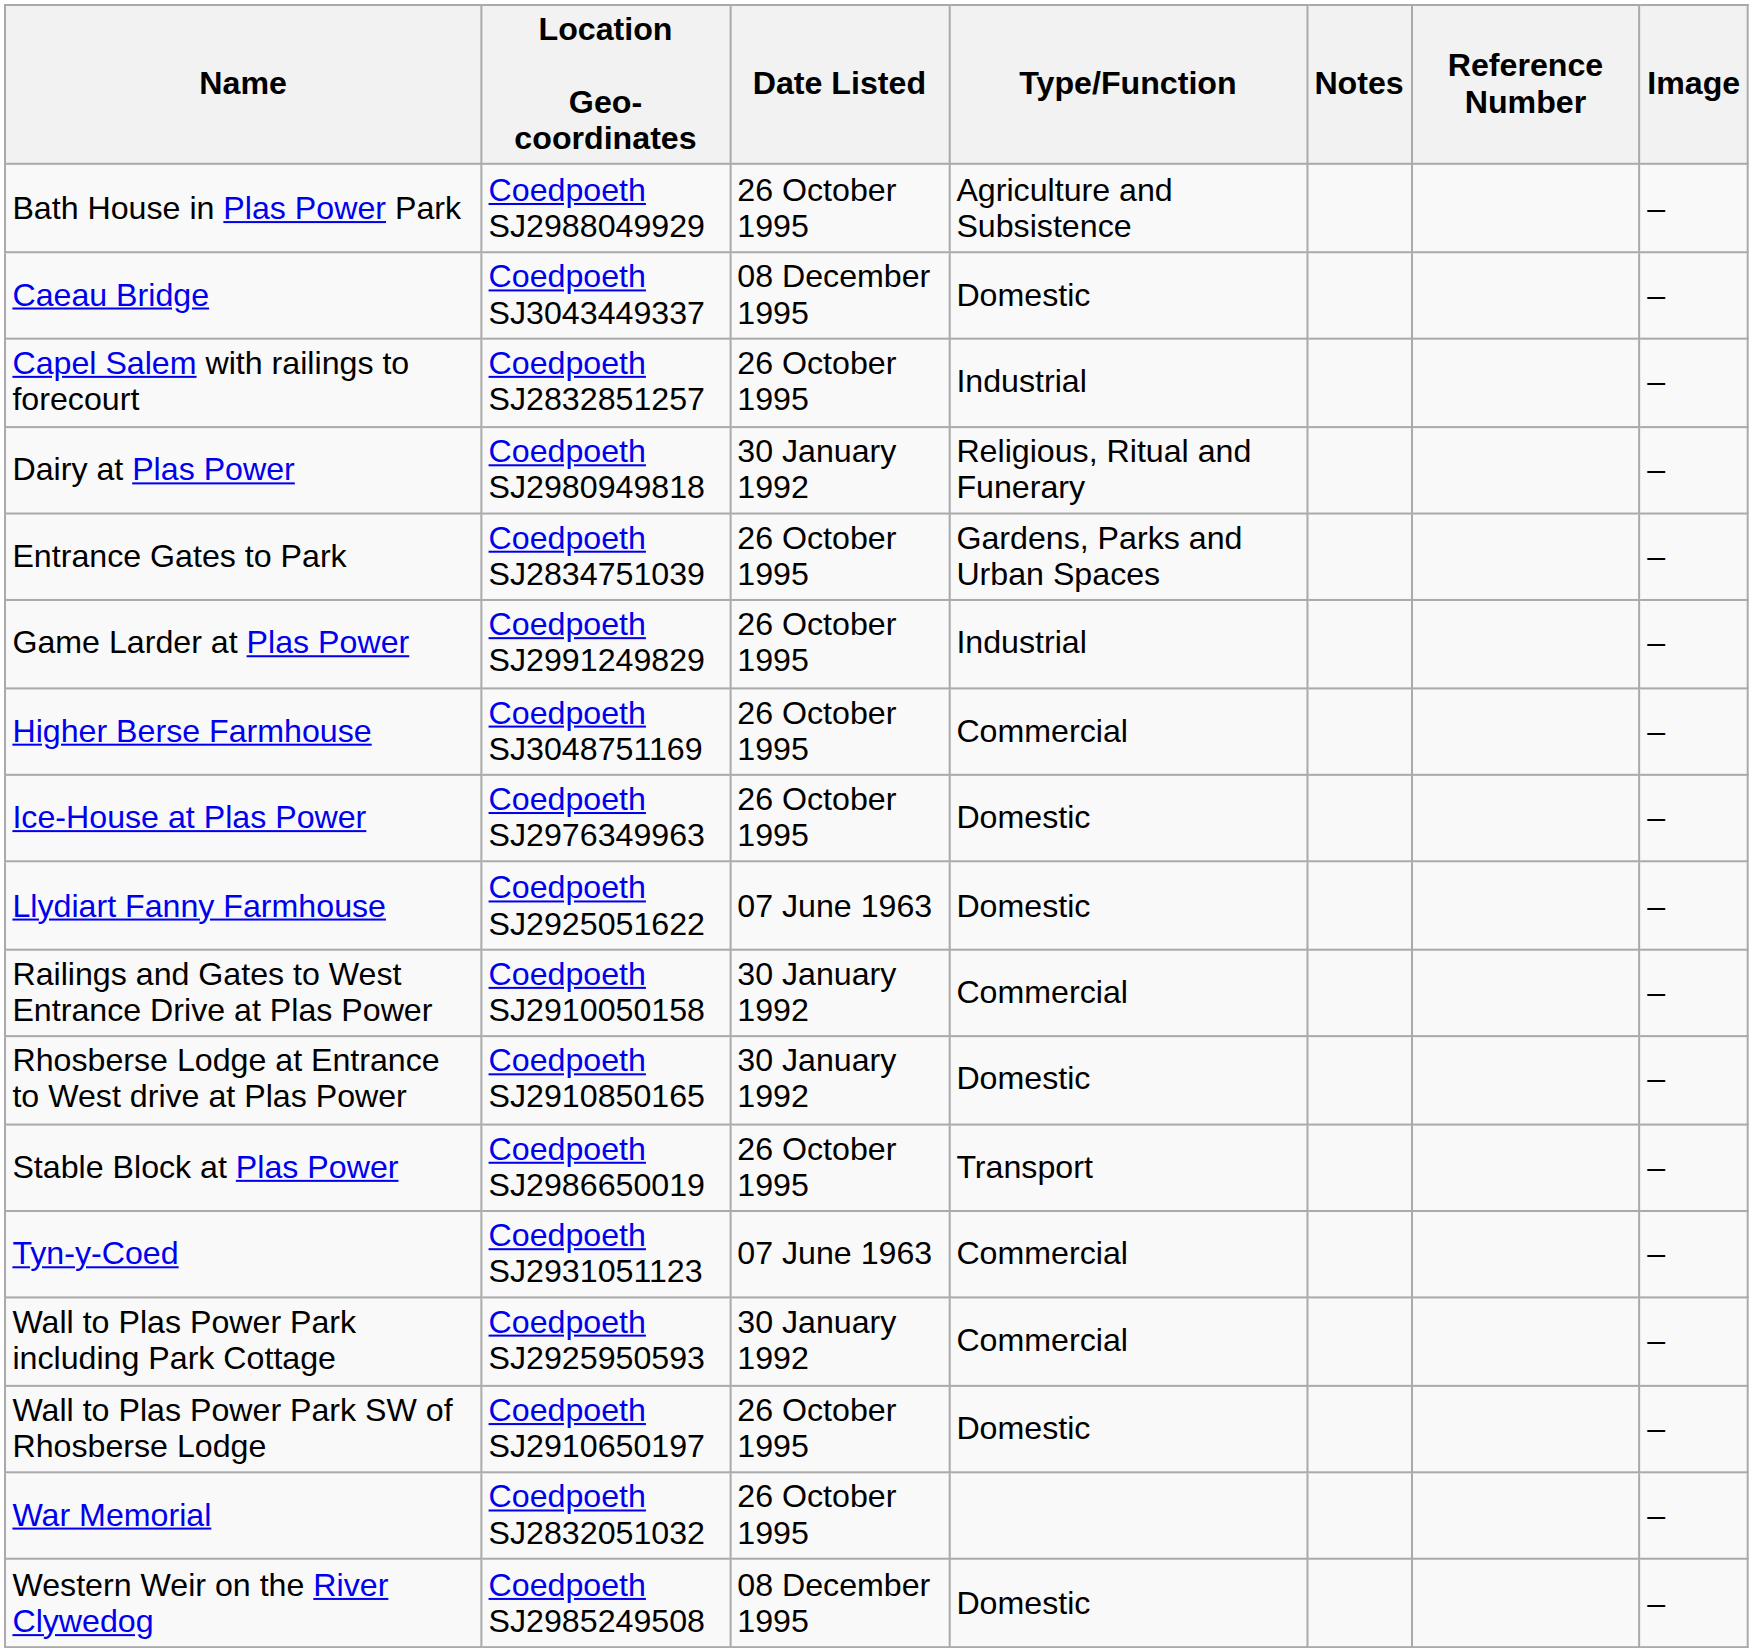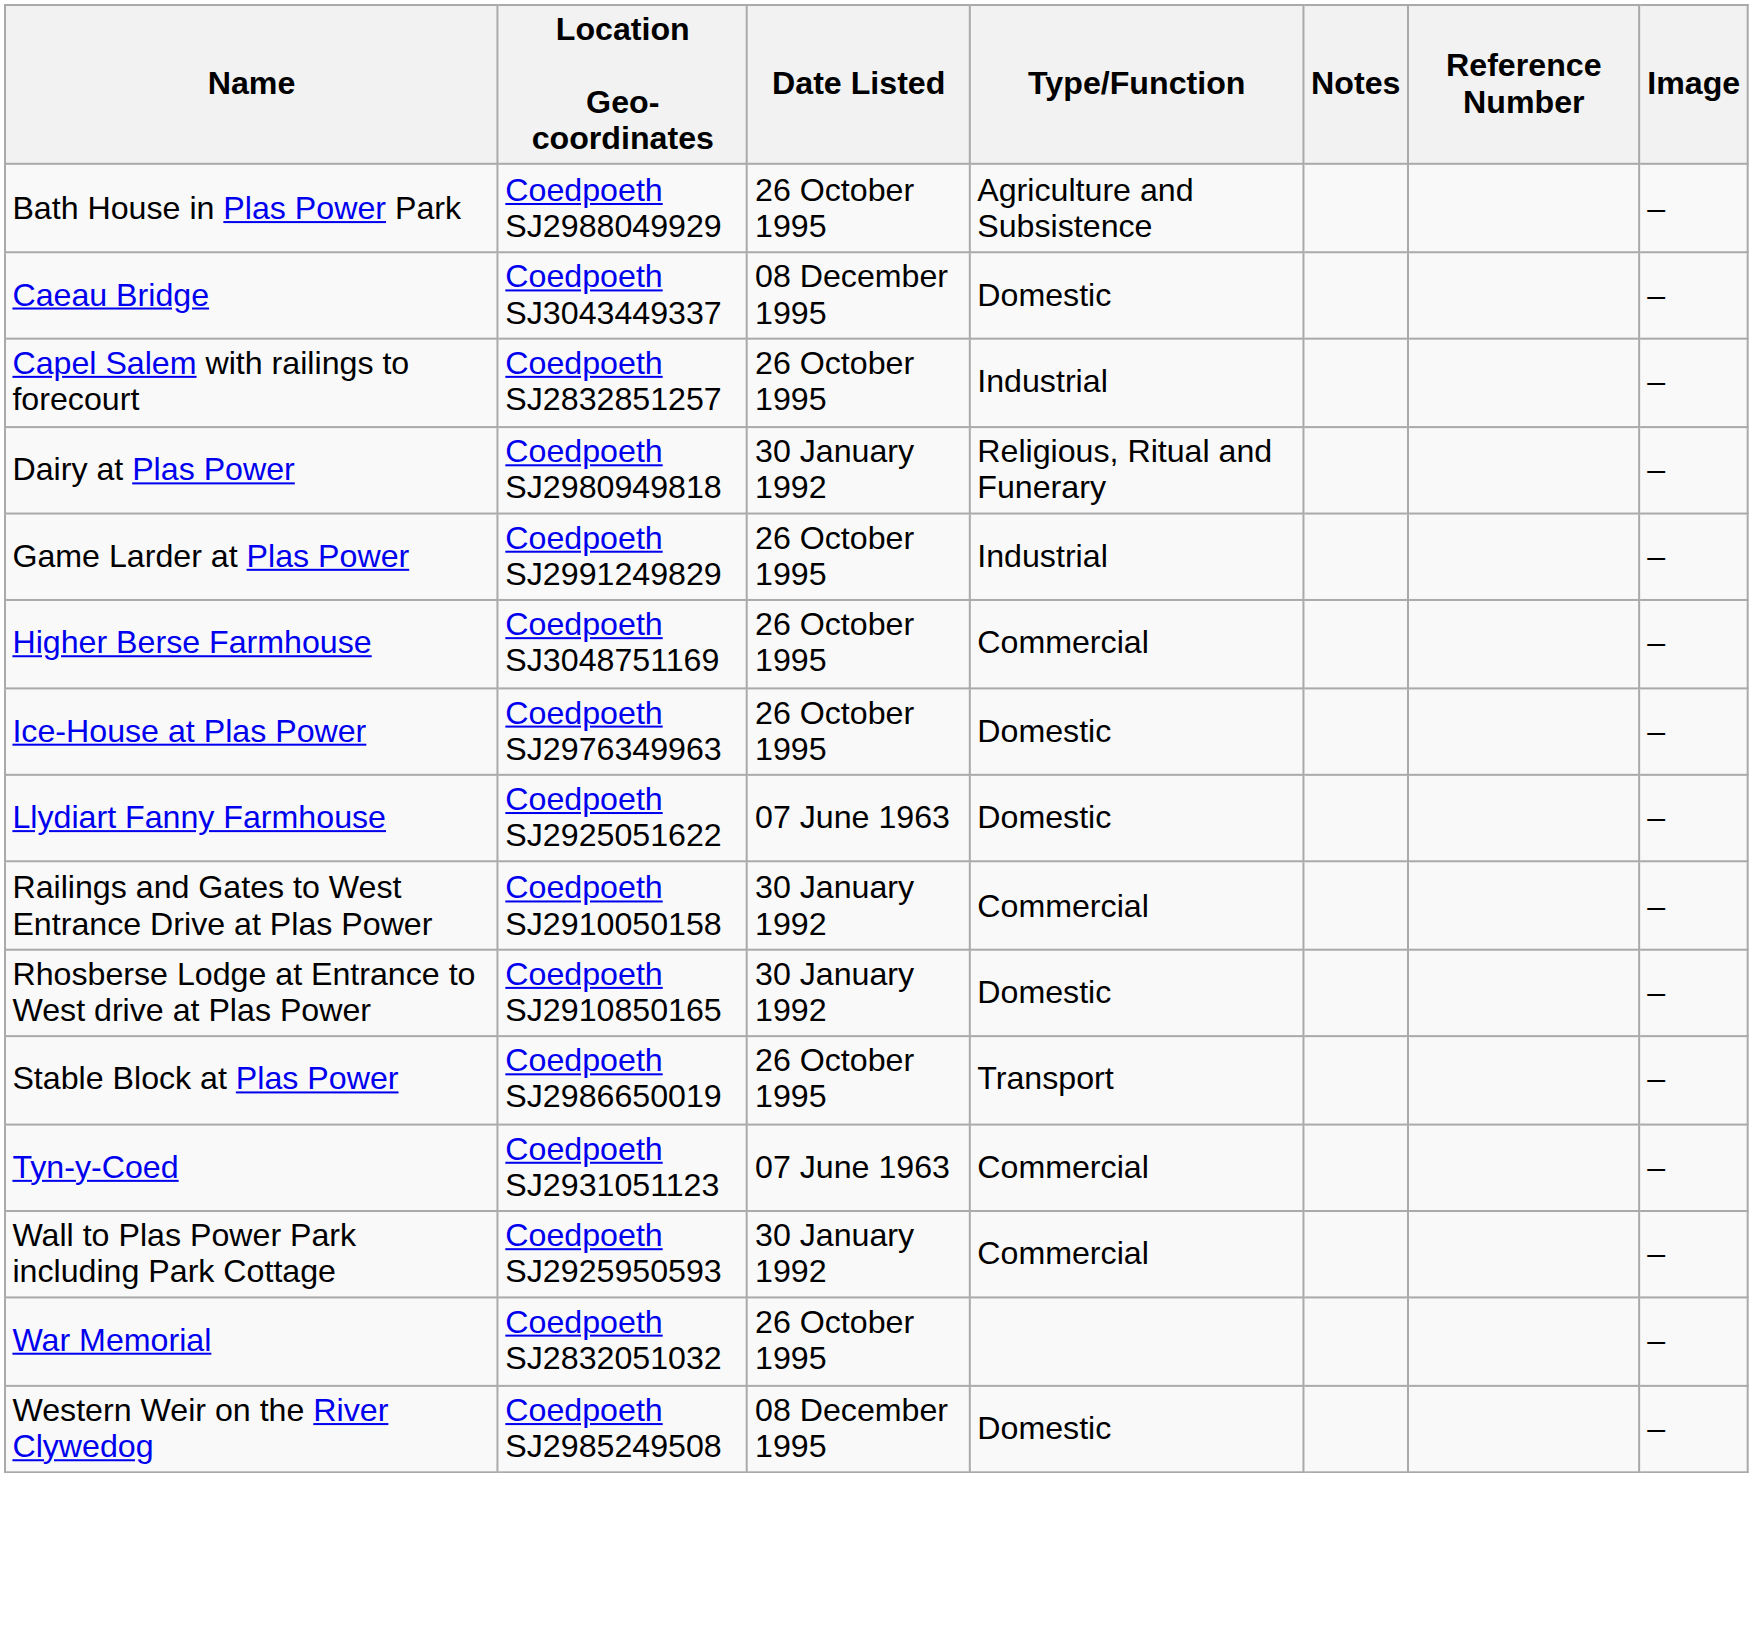- row: (180, 556)
- row: (233, 1428)
